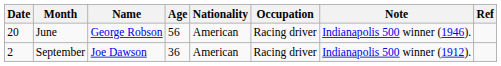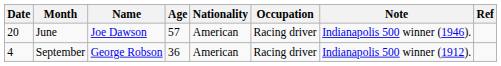(127, 32) George Robson -> (119, 32) Joe Dawson
(174, 32) 56 -> (174, 32) 57
(10, 51) 2 -> (10, 51) 4
(119, 51) Joe Dawson -> (127, 51) George Robson
